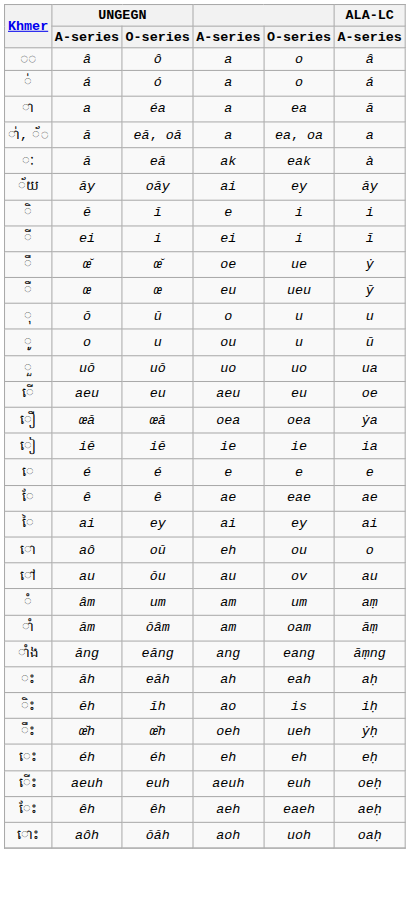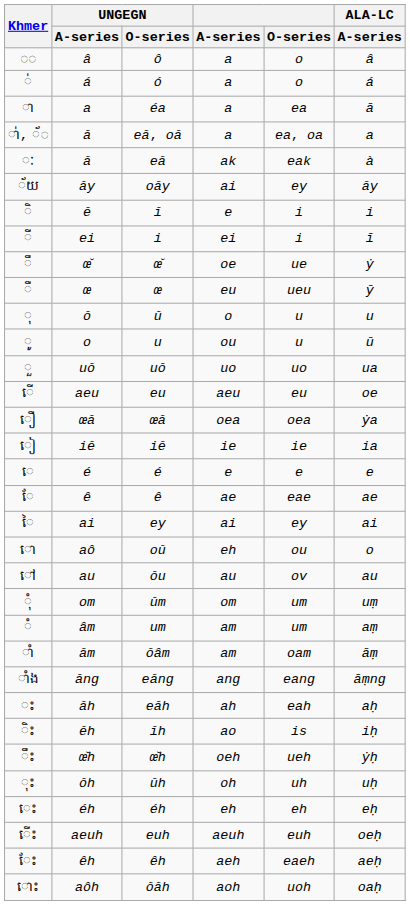+ row: (158, 602)
+ row: (158, 783)
